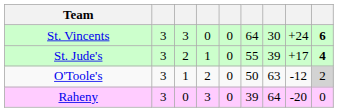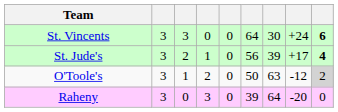(252, 55) 55 -> (252, 55) 56
